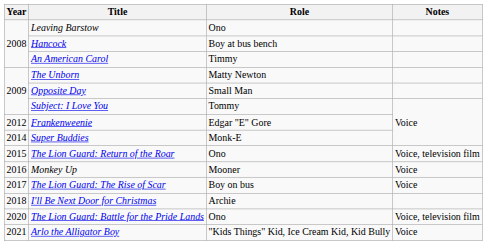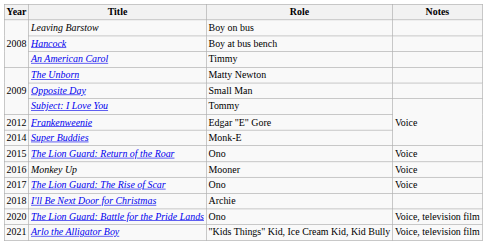(217, 28) Ono -> (231, 28) Boy on bus
(437, 153) Voice, television film -> (406, 153) Voice
(231, 185) Boy on bus -> (217, 185) Ono
(406, 232) Voice -> (437, 232) Voice, television film
